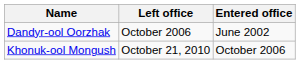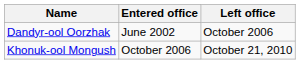columns swapped: (254, 13) <-> (166, 13)
